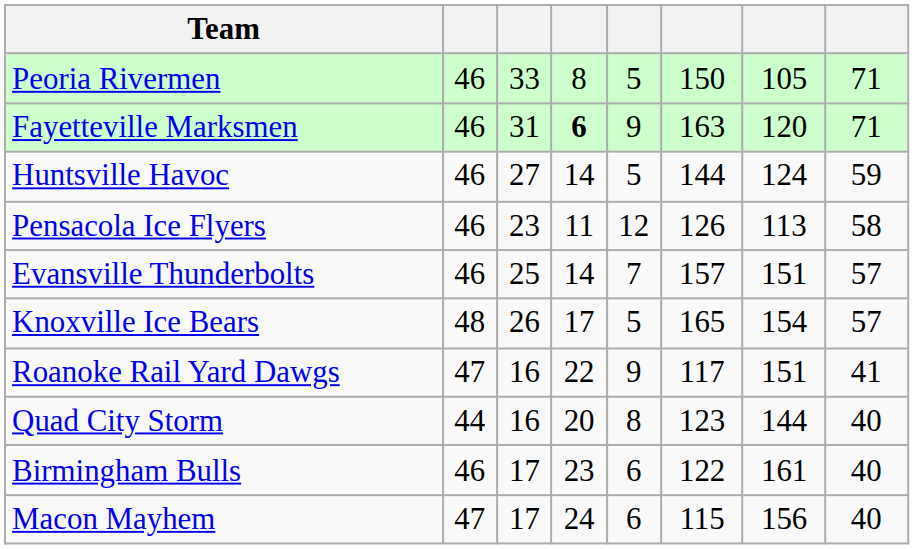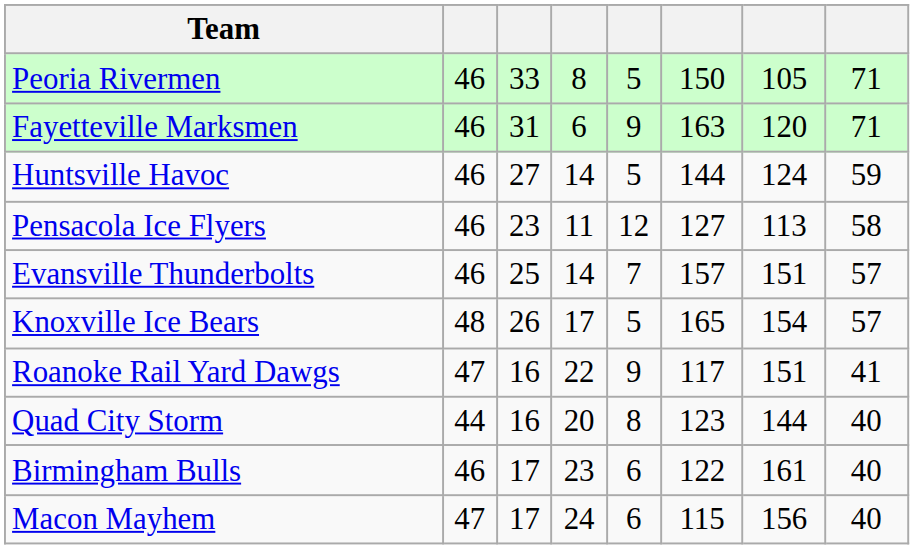(579, 126) bold -> (579, 126) normal
(702, 224) 126 -> (702, 224) 127
